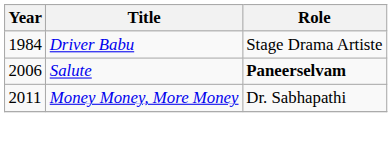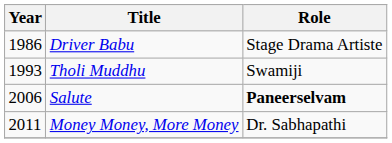(25, 44) 1984 -> (25, 44) 1986
+ row: (98, 71)
